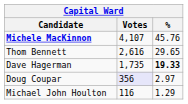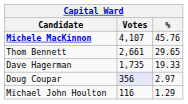(132, 52) 2,616 -> (132, 52) 2,661
(168, 65) bold -> (168, 65) normal
